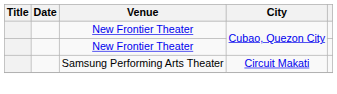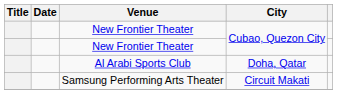+ row: (143, 64)
